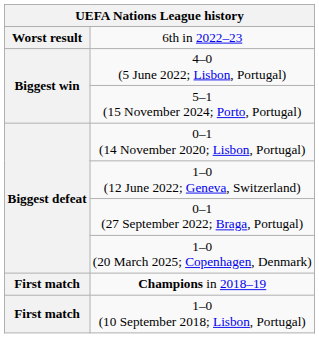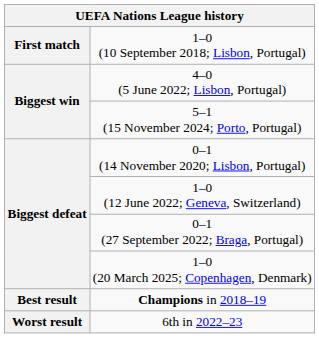rows swapped: (202, 314) <-> (202, 37)
(47, 284) First match -> (47, 300) Best result
